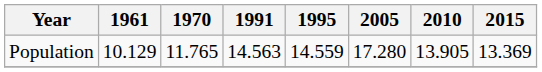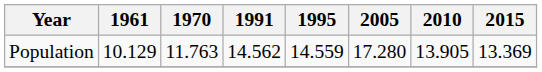(192, 50) 11.765 -> (192, 50) 11.763
(254, 50) 14.563 -> (254, 50) 14.562
